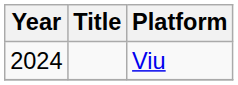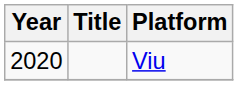(36, 60) 2024 -> (36, 60) 2020
